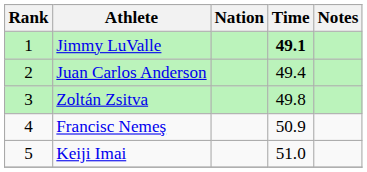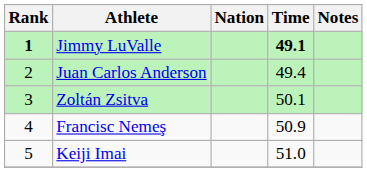(28, 45) normal -> (28, 45) bold
(291, 99) 49.8 -> (291, 99) 50.1
